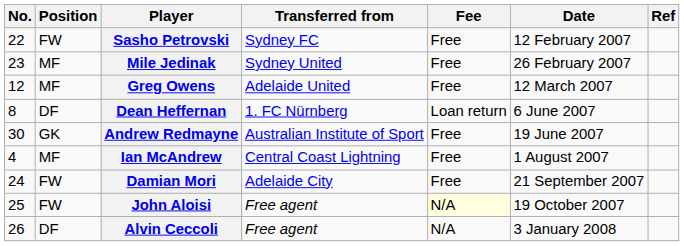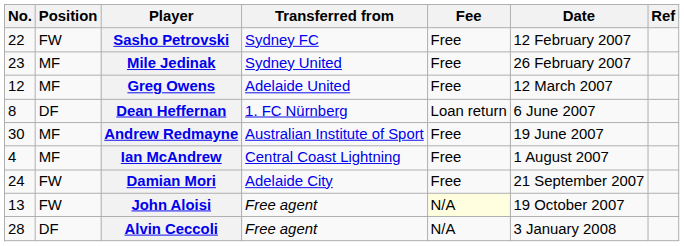(49, 134) GK -> (49, 134) MF
(16, 205) 25 -> (16, 205) 13
(16, 228) 26 -> (16, 228) 28
